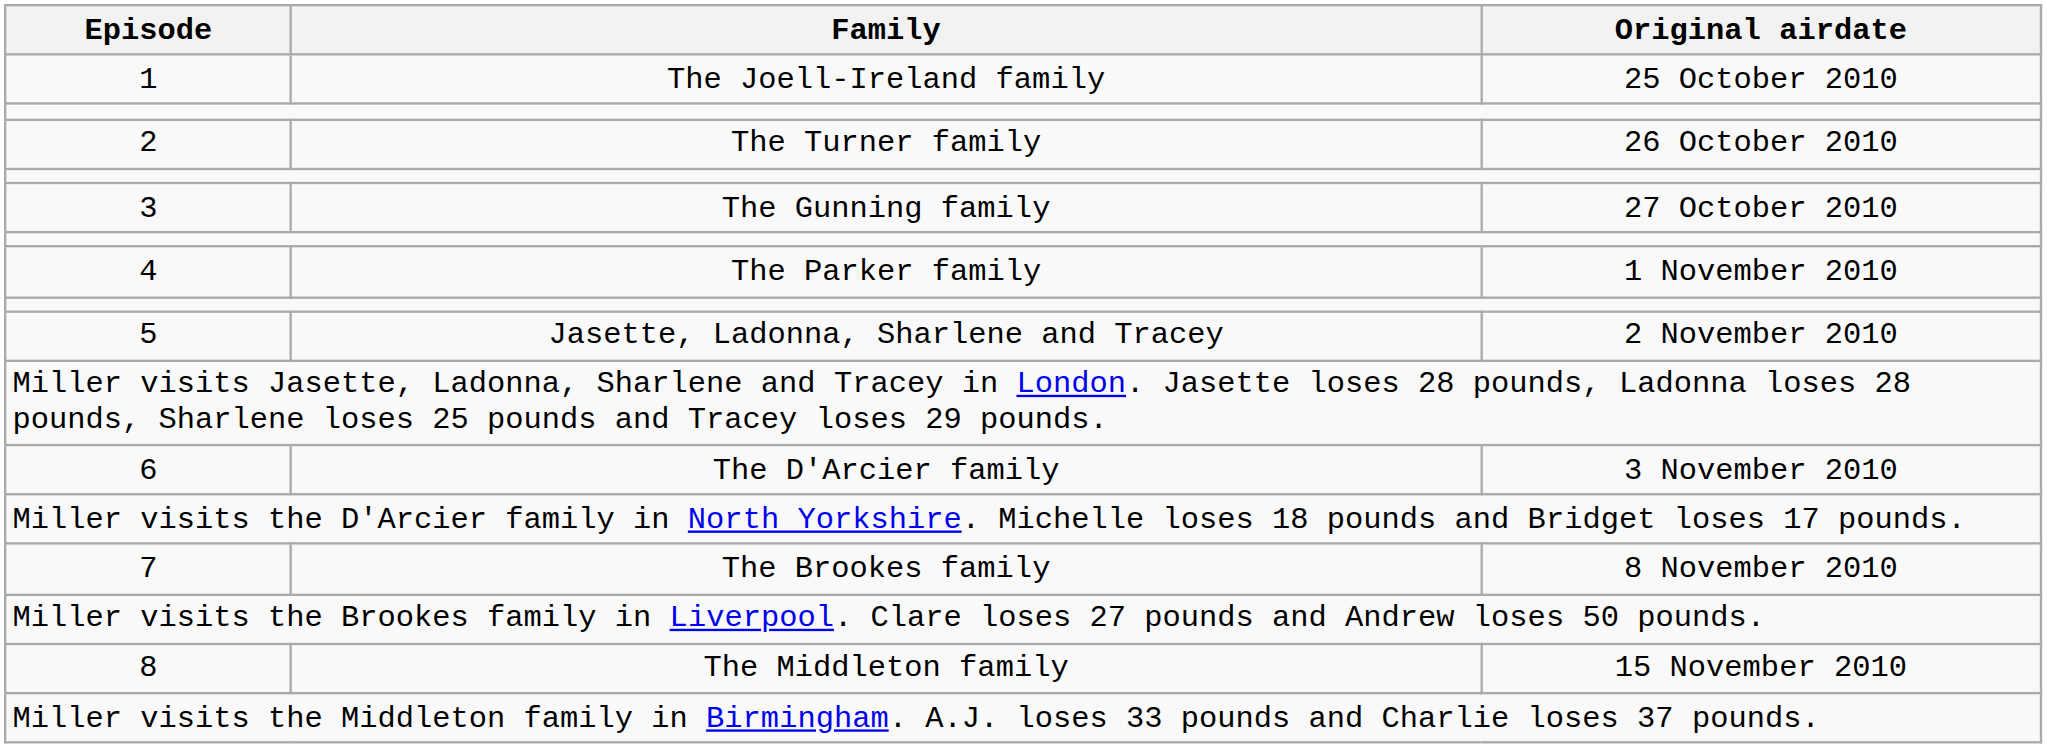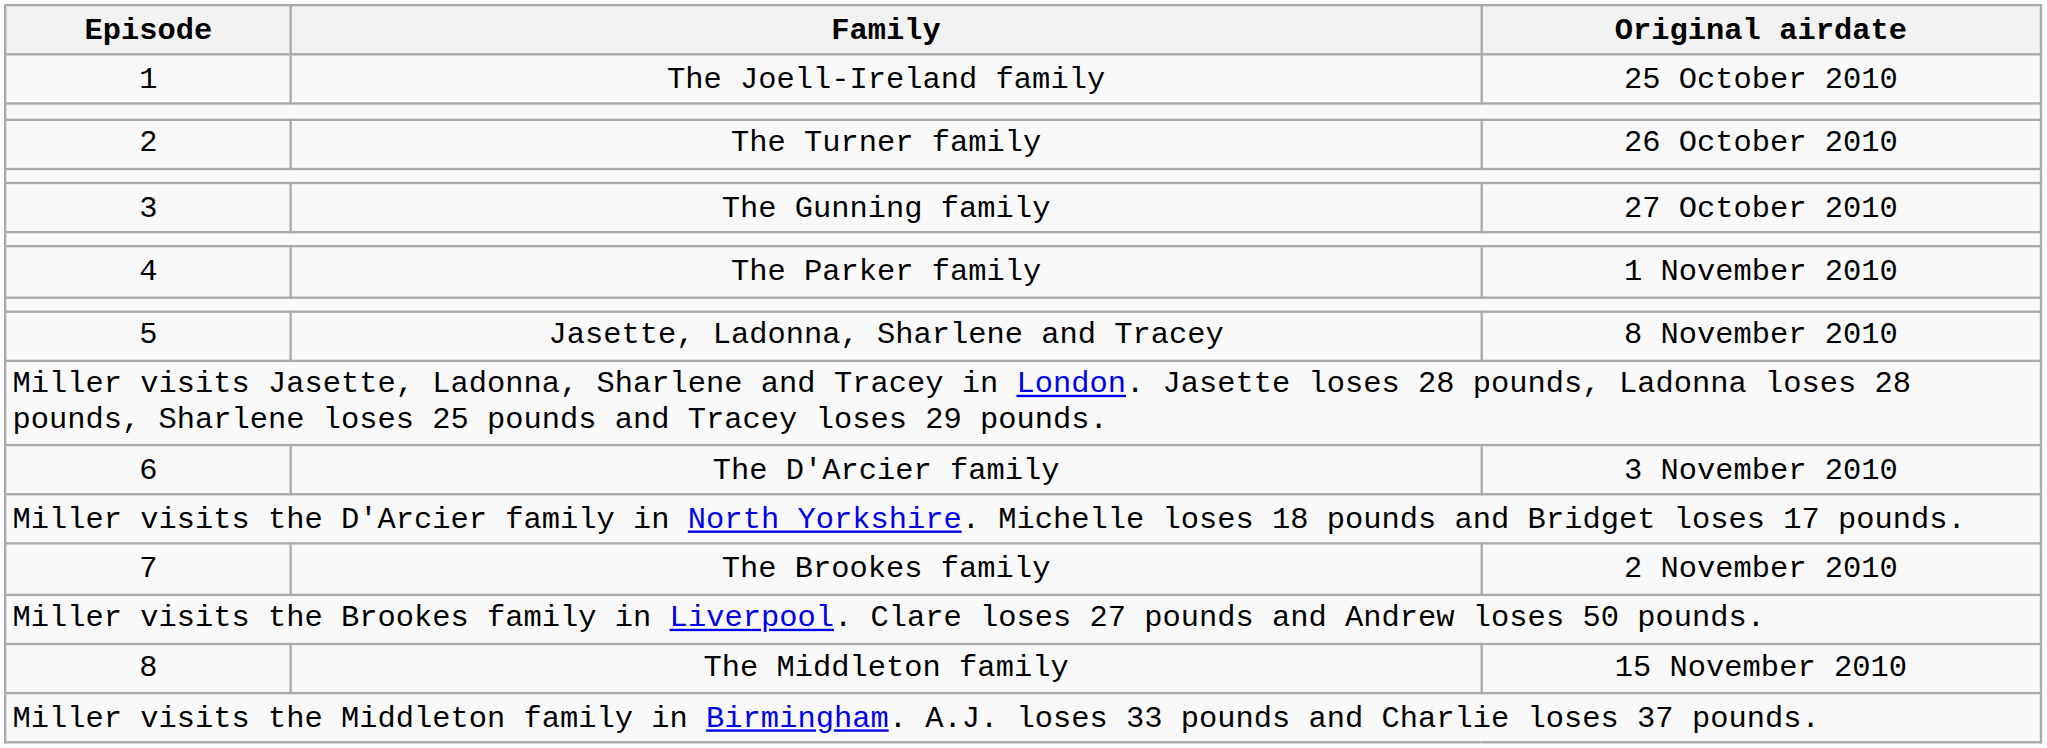(1761, 336) 2 November 2010 -> (1761, 336) 8 November 2010
(1761, 569) 8 November 2010 -> (1761, 569) 2 November 2010
